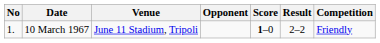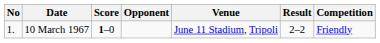columns swapped: (146, 12) <-> (265, 12)
